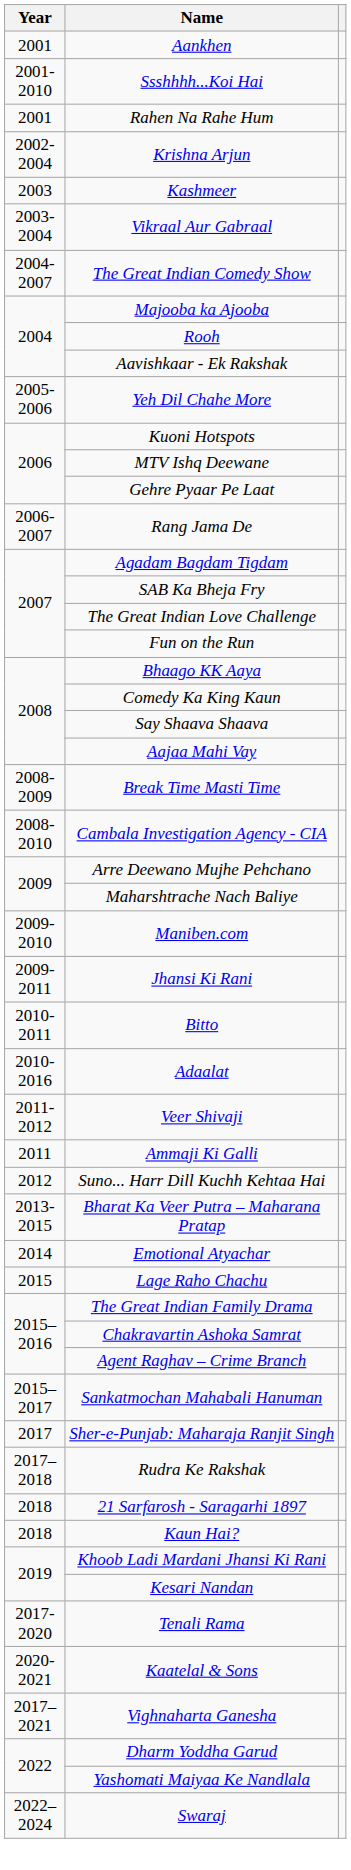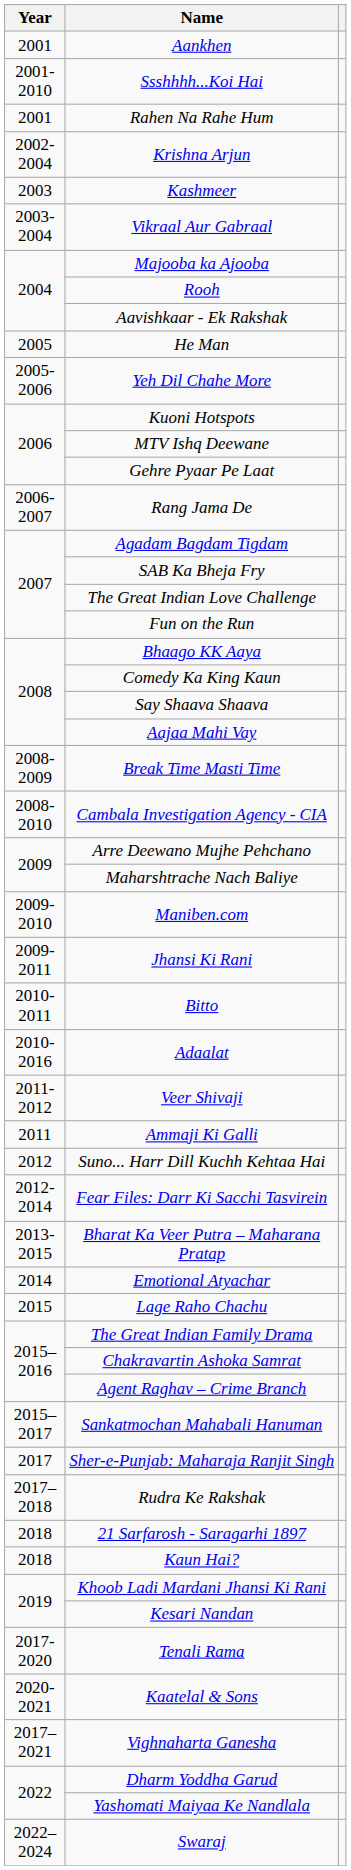- row: (202, 273)
+ row: (202, 344)
+ row: (202, 1197)
